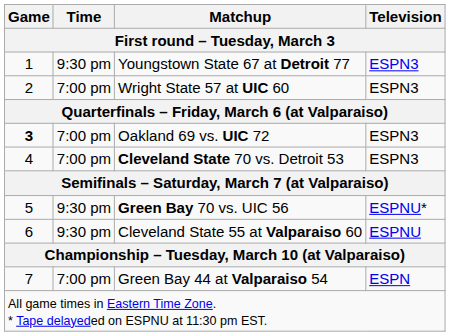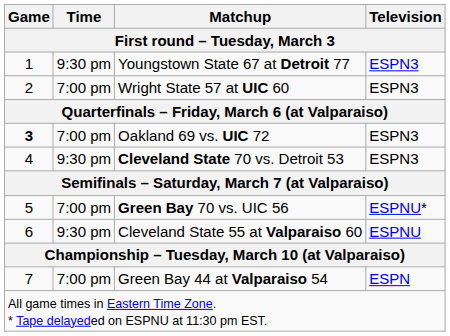(84, 160) 7:00 pm -> (84, 160) 9:30 pm
(84, 207) 9:30 pm -> (84, 207) 7:00 pm
